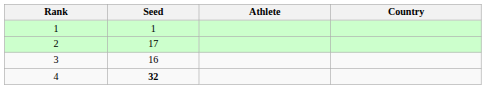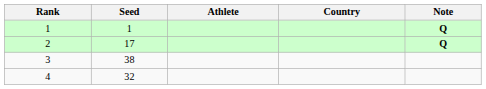+ column: (443, 12)
(153, 60) 16 -> (129, 60) 38
(153, 76) bold -> (129, 76) normal
